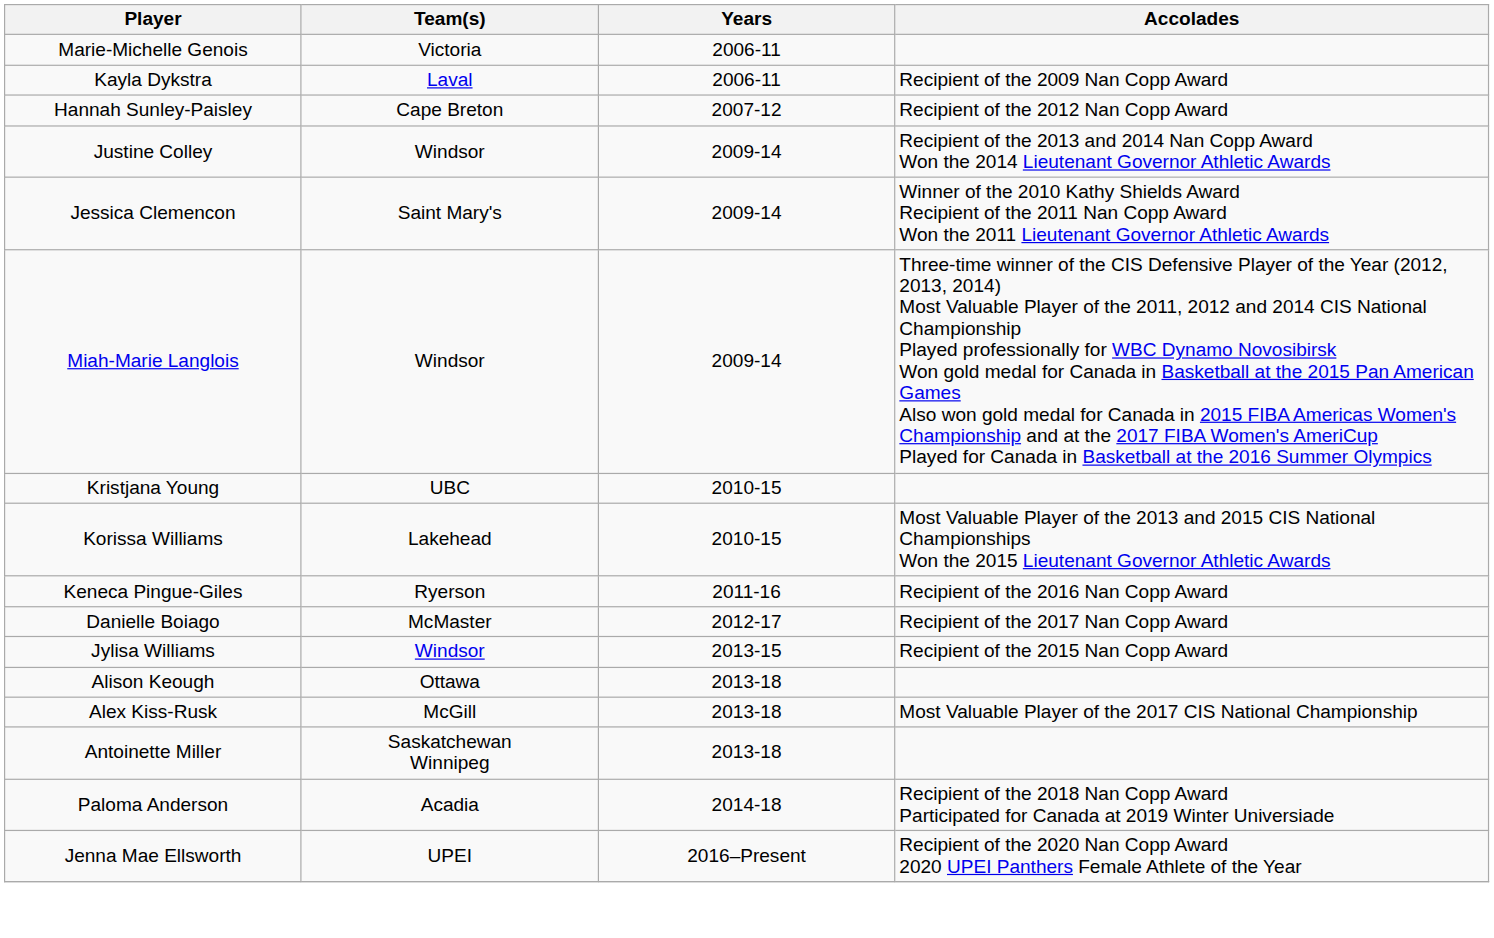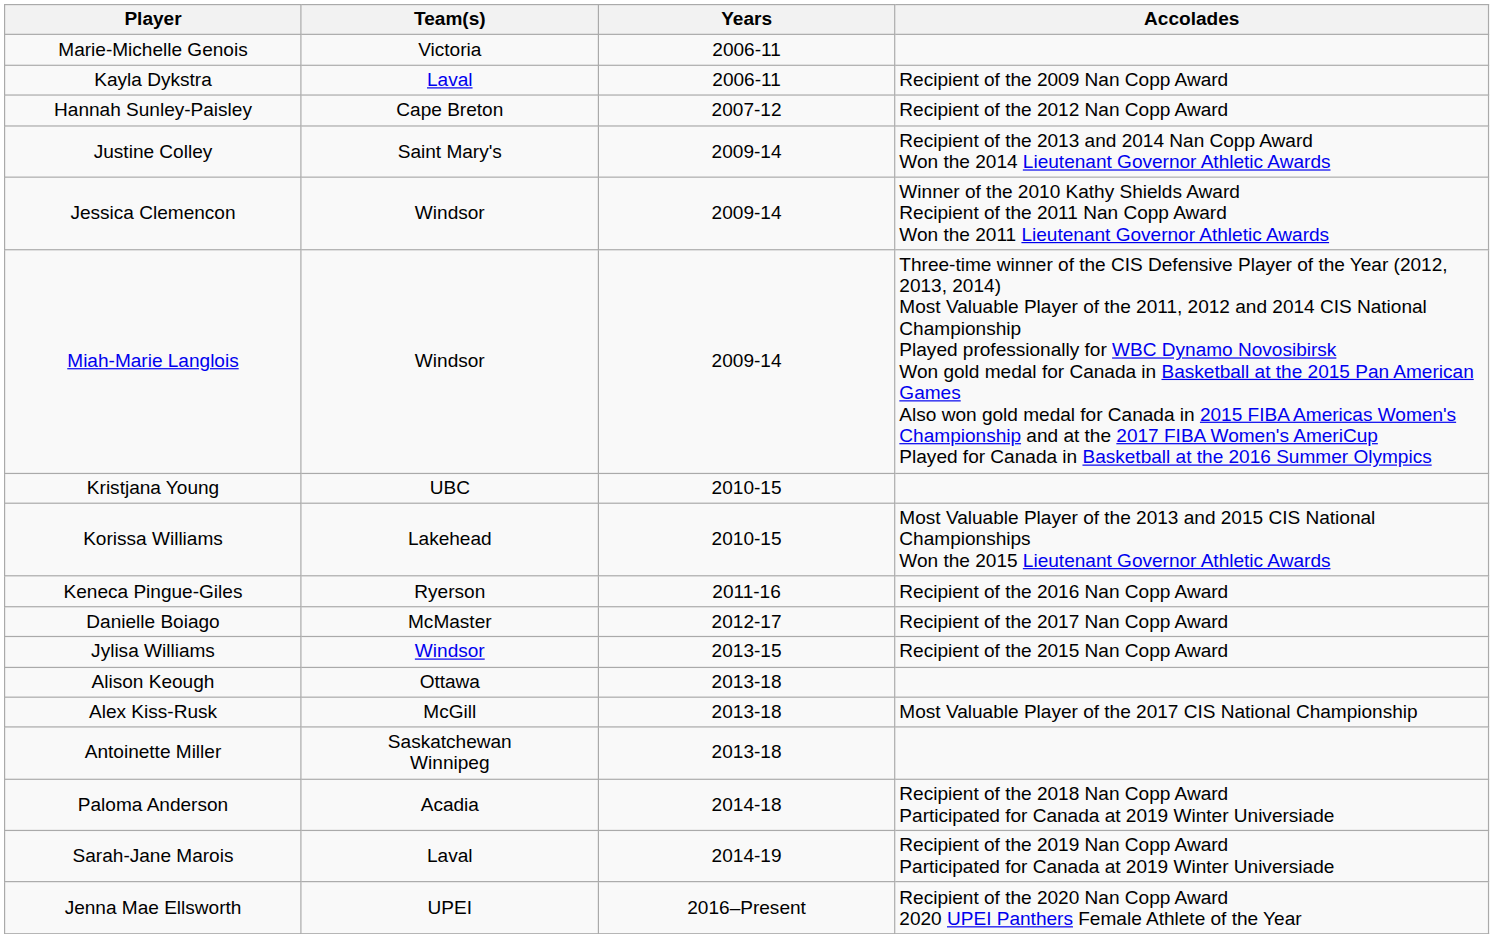(450, 151) Windsor -> (450, 151) Saint Mary's
(450, 213) Saint Mary's -> (450, 213) Windsor
+ row: (153, 856)
